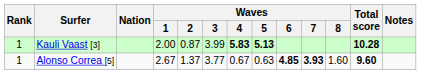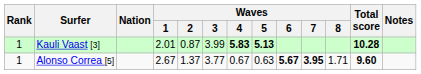(165, 45) 2.00 -> (165, 45) 2.01
(289, 61) 4.85 -> (289, 61) 5.67
(313, 61) 3.93 -> (313, 61) 3.95
(338, 61) 1.60 -> (338, 61) 1.71
